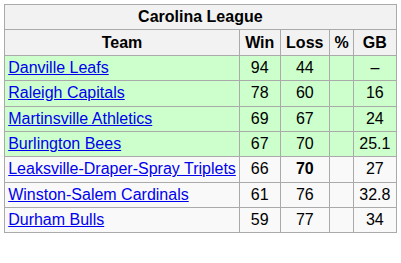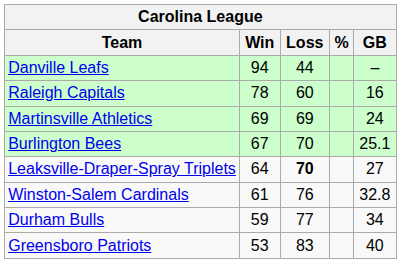(305, 118) 67 -> (305, 118) 69
(260, 169) 66 -> (260, 169) 64
+ row: (80, 245)
